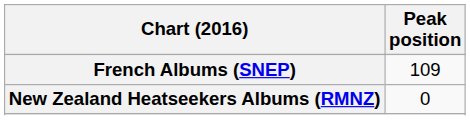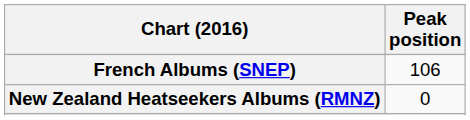(425, 69) 109 -> (425, 69) 106
